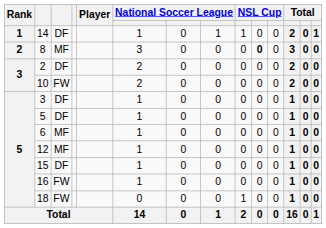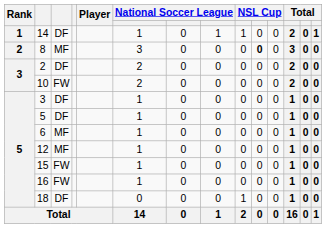(61, 165) DF -> (61, 165) FW
(61, 198) FW -> (61, 198) DF
